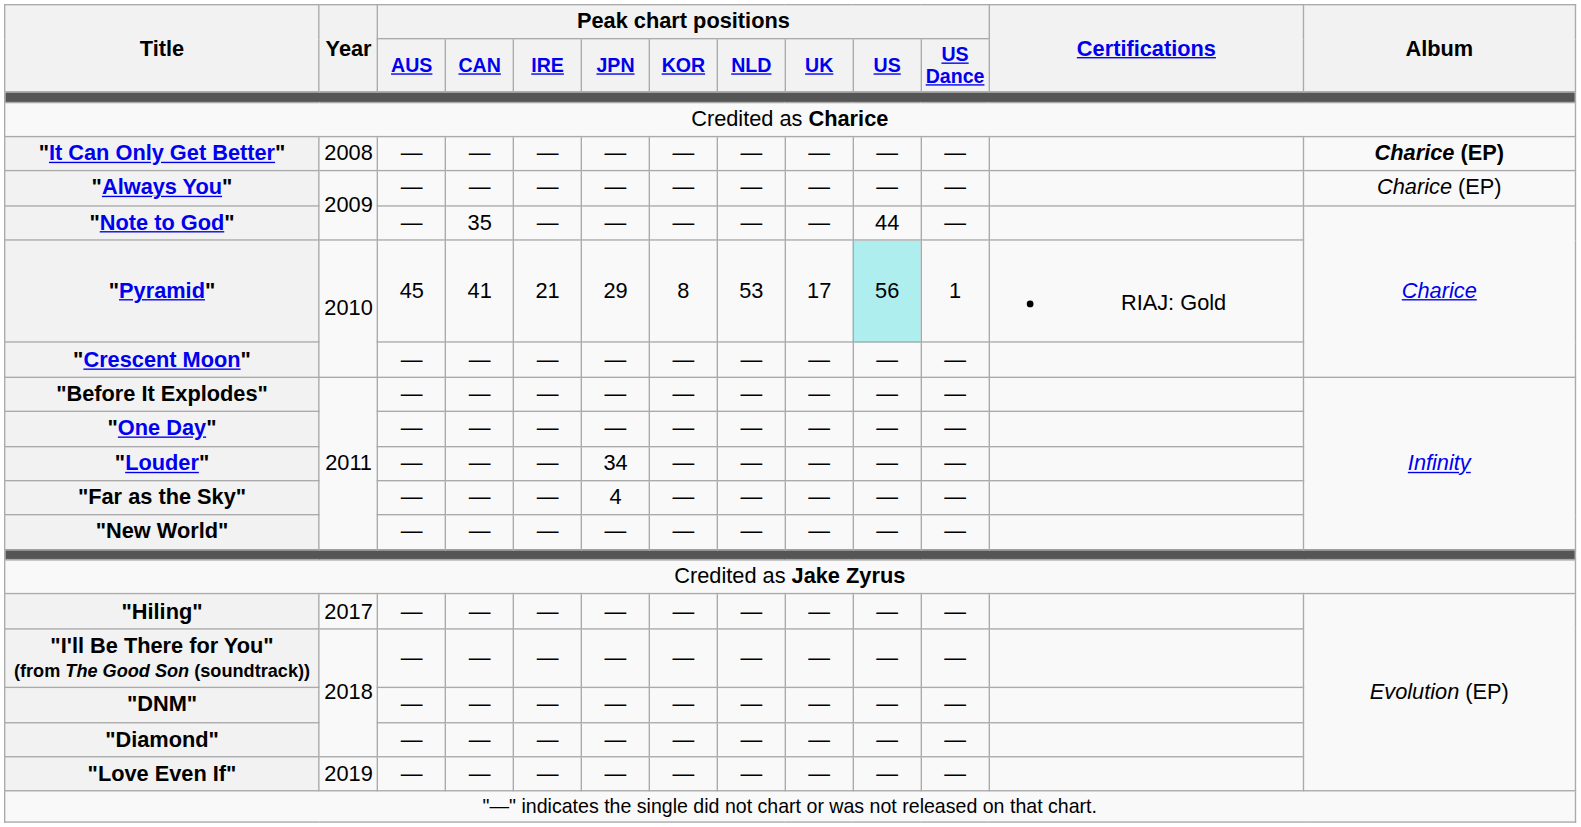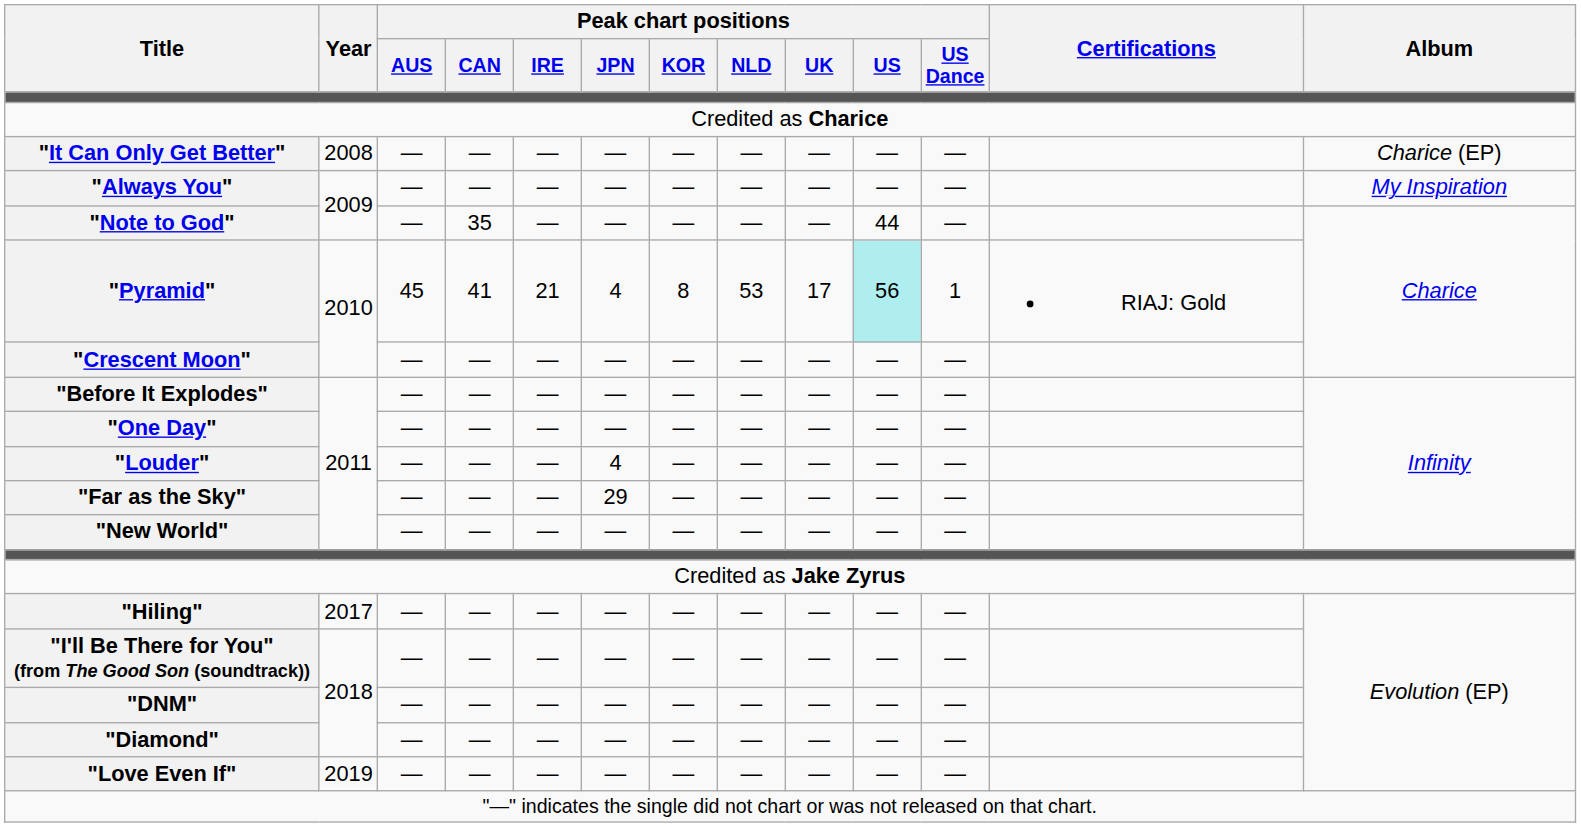(1439, 153) bold -> (1439, 153) normal
(1439, 188) Charice (EP) -> (1439, 188) My Inspiration
(615, 291) 29 -> (615, 291) 4
(615, 463) 34 -> (615, 463) 4
(615, 497) 4 -> (615, 497) 29
